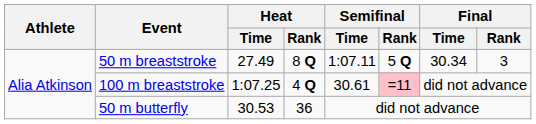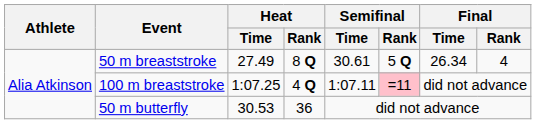(352, 62) 1:07.11 -> (352, 62) 30.61
(449, 62) 30.34 -> (449, 62) 26.34
(504, 62) 3 -> (504, 62) 4
(352, 85) 30.61 -> (352, 85) 1:07.11
